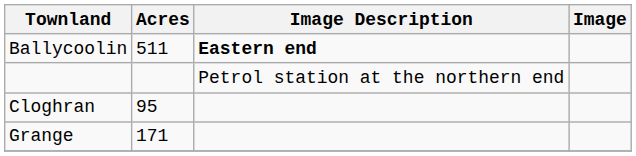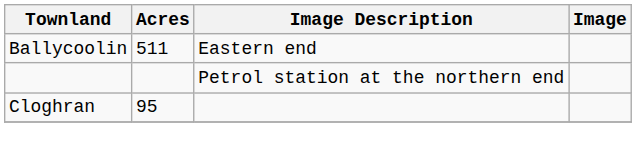(258, 49) bold -> (258, 49) normal
- row: (41, 136)
